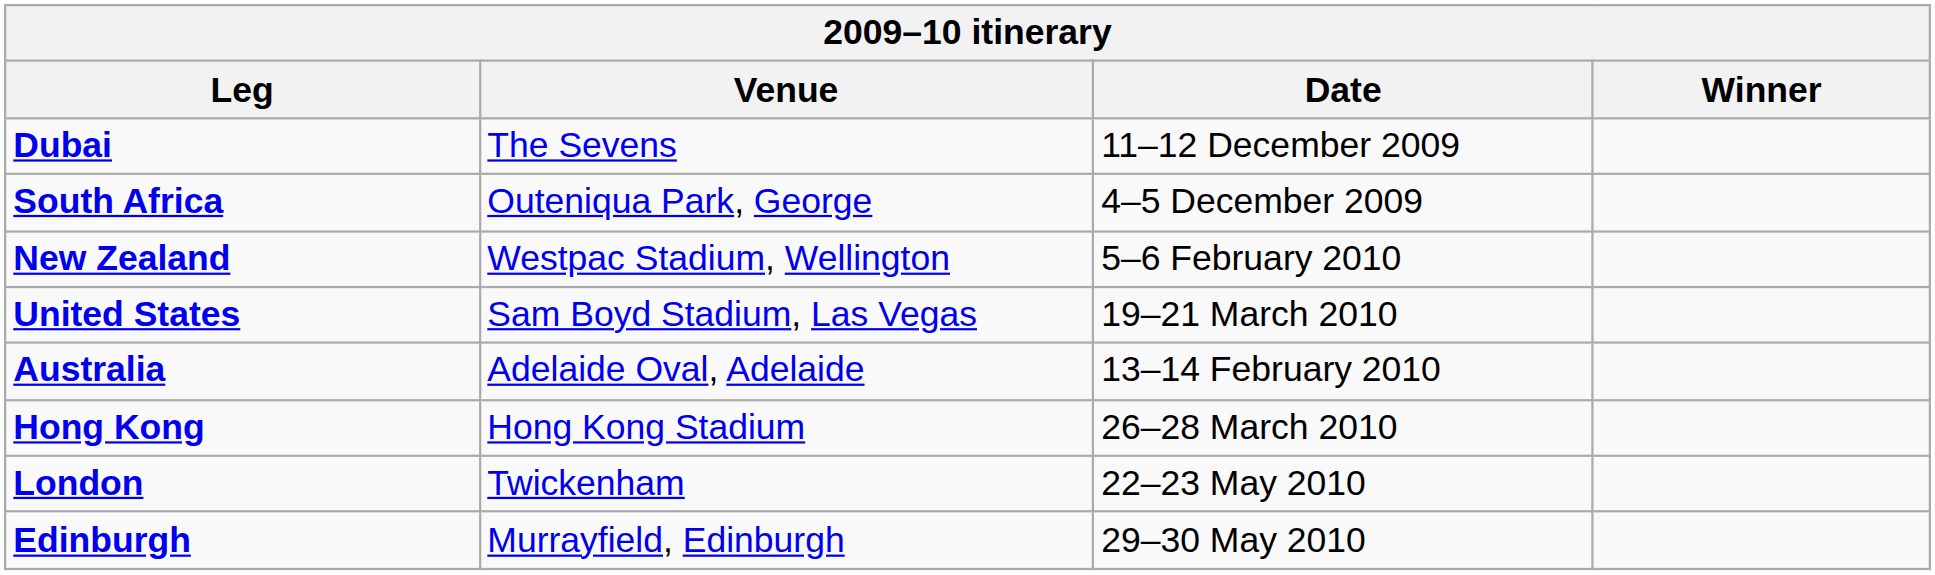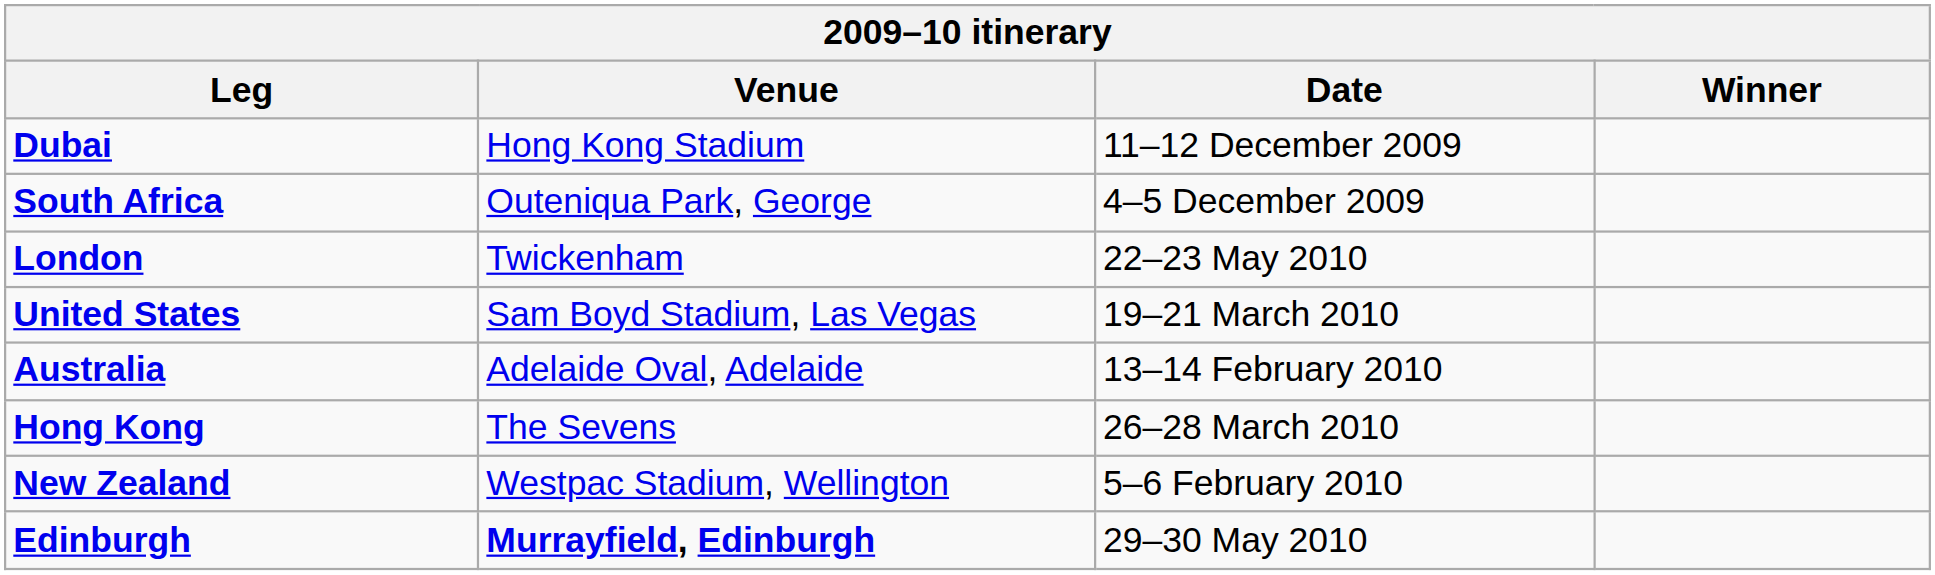(582, 145) The Sevens -> (645, 145) Hong Kong Stadium
rows swapped: (122, 257) <-> (78, 483)
(646, 426) Hong Kong Stadium -> (581, 426) The Sevens
(666, 539) normal -> (681, 539) bold
